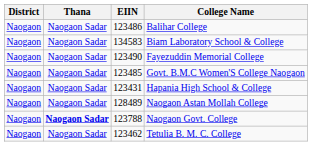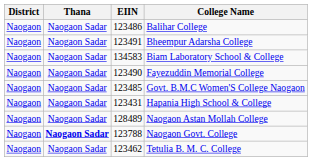+ row: (200, 42)
